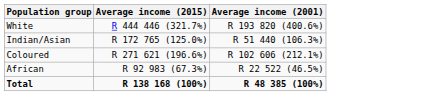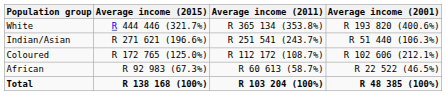+ column: (268, 12)
(160, 40) R 172 765 (125.0%) -> (160, 40) R 271 621 (196.6%)
(160, 55) R 271 621 (196.6%) -> (160, 55) R 172 765 (125.0%)
